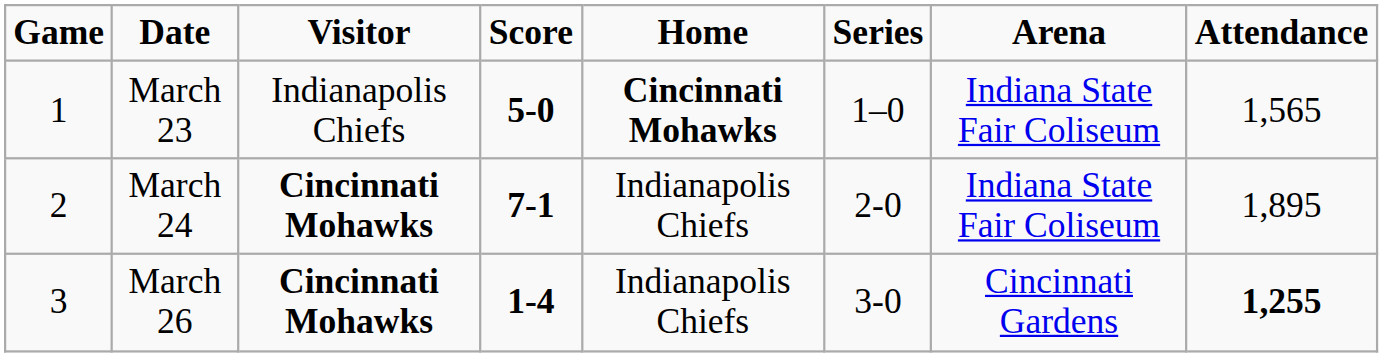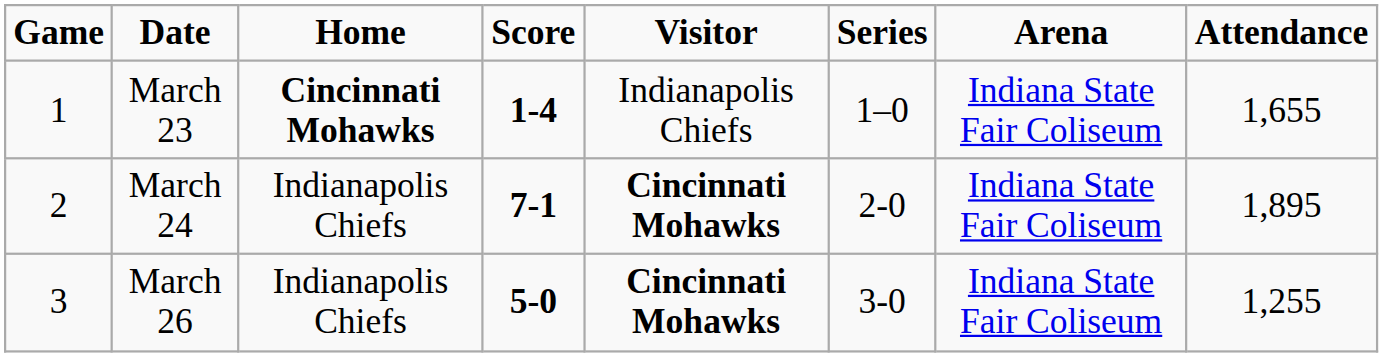columns swapped: (359, 32) <-> (703, 32)
(531, 108) 5-0 -> (533, 108) 1-4
(1282, 108) 1,565 -> (1282, 108) 1,655
(531, 301) 1-4 -> (533, 301) 5-0
(1059, 301) Cincinnati Gardens -> (1061, 301) Indiana State Fair Coliseum
(1282, 301) bold -> (1282, 301) normal
